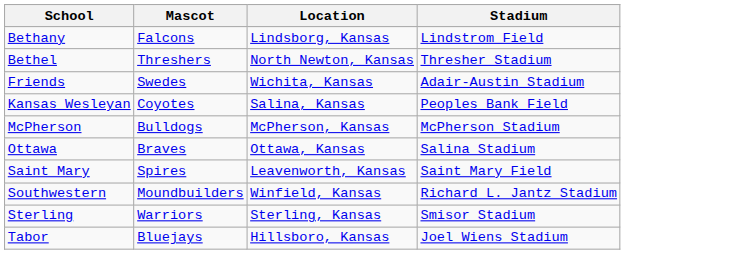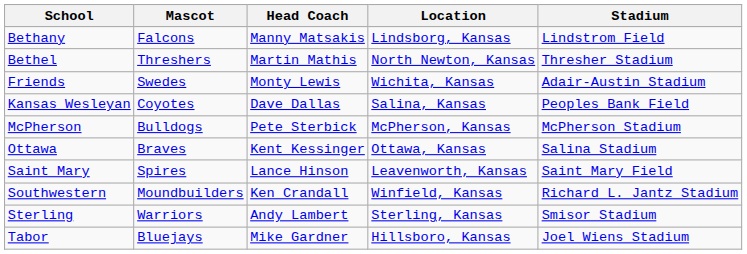+ column: (307, 16)
